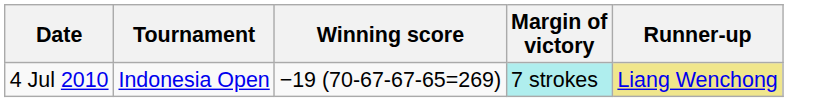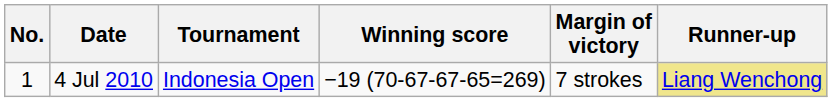+ column: (27, 34)
(555, 80) paleturquoise background -> (599, 80) no background
